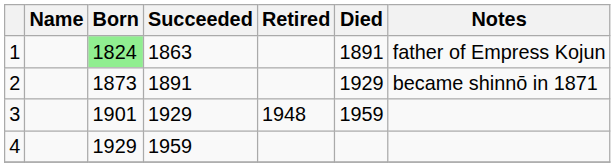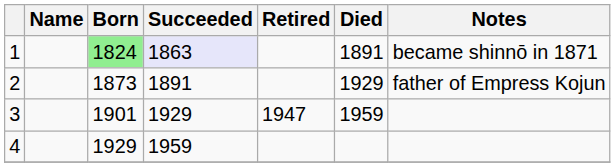(170, 51) no background -> (170, 51) lavender background
(499, 51) father of Empress Kojun -> (495, 51) became shinnō in 1871
(495, 83) became shinnō in 1871 -> (499, 83) father of Empress Kojun
(284, 114) 1948 -> (284, 114) 1947
